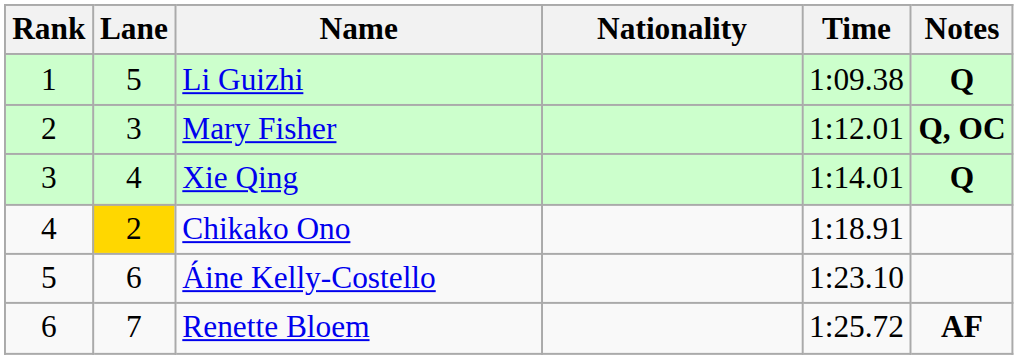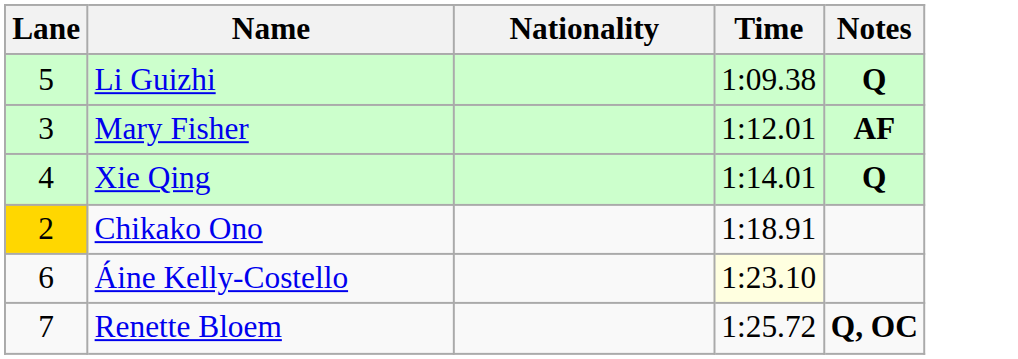- column: (49, 29)
(962, 128) Q, OC -> (874, 128) AF
(856, 278) no background -> (769, 278) lightyellow background
(962, 327) AF -> (874, 327) Q, OC
